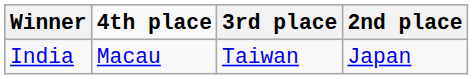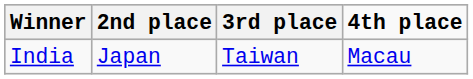columns swapped: (405, 22) <-> (154, 22)
